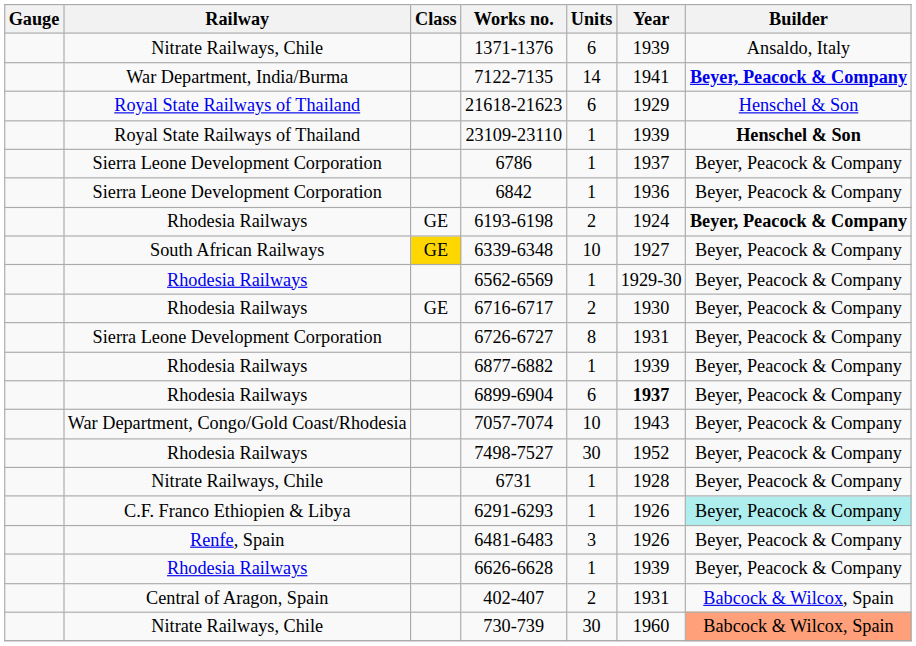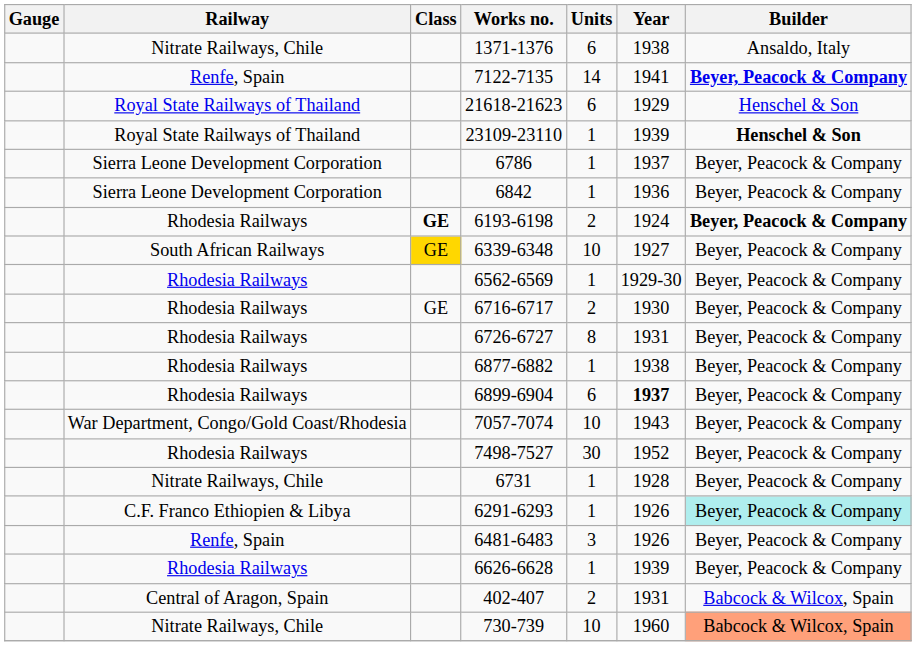(651, 47) 1939 -> (651, 47) 1938
(237, 76) War Department, India/Burma -> (237, 76) Renfe, Spain
(436, 221) normal -> (436, 221) bold
(237, 337) Sierra Leone Development Corporation -> (237, 337) Rhodesia Railways
(651, 366) 1939 -> (651, 366) 1938
(592, 626) 30 -> (592, 626) 10
